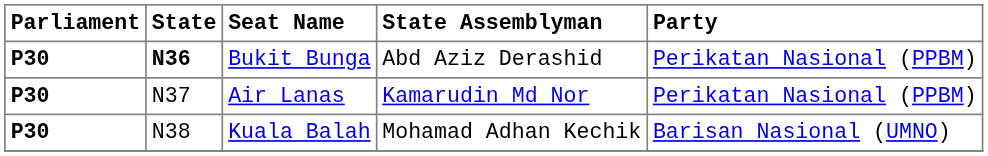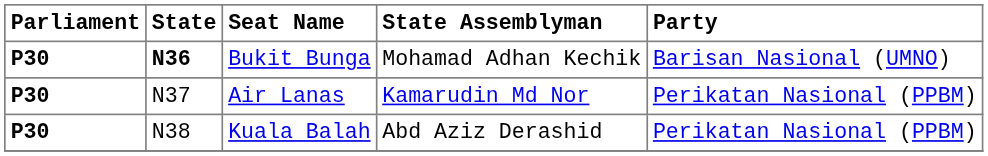(492, 60) Abd Aziz Derashid -> (512, 60) Mohamad Adhan Kechik
(815, 60) Perikatan Nasional (PPBM) -> (802, 60) Barisan Nasional (UMNO)
(512, 133) Mohamad Adhan Kechik -> (492, 133) Abd Aziz Derashid
(802, 133) Barisan Nasional (UMNO) -> (815, 133) Perikatan Nasional (PPBM)
